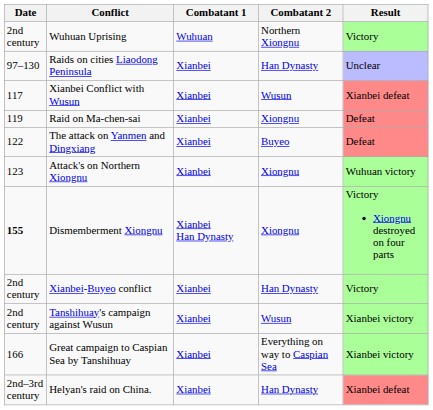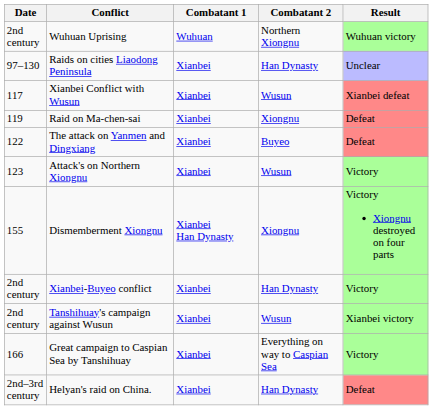(362, 36) Victory -> (381, 36) Wuhuan victory
(280, 171) Xiongnu -> (276, 171) Wusun
(381, 171) Wuhuan victory -> (362, 171) Victory
(15, 230) bold -> (15, 230) normal
(380, 354) Xianbei victory -> (362, 354) Victory
(378, 389) Xianbei defeat -> (360, 389) Defeat
